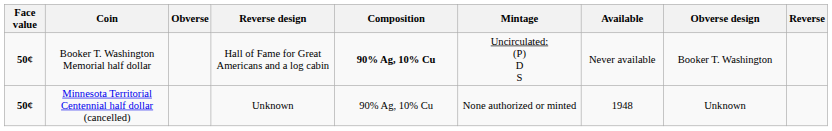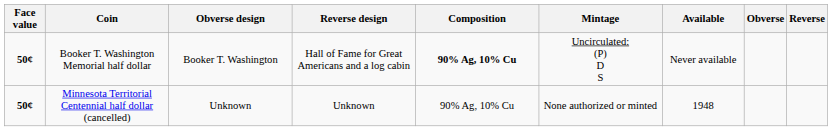columns swapped: (725, 18) <-> (190, 18)
